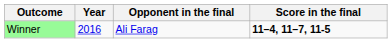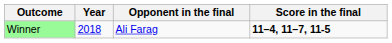(89, 29) 2016 -> (89, 29) 2018
